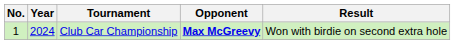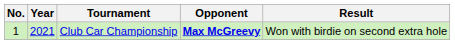(42, 31) 2024 -> (42, 31) 2021
